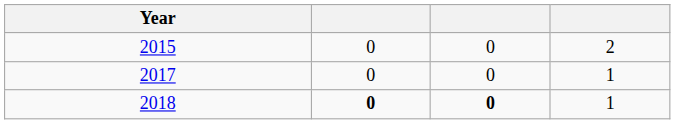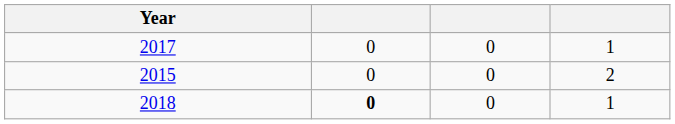rows swapped: (158, 47) <-> (158, 75)
(491, 103) bold -> (491, 103) normal
